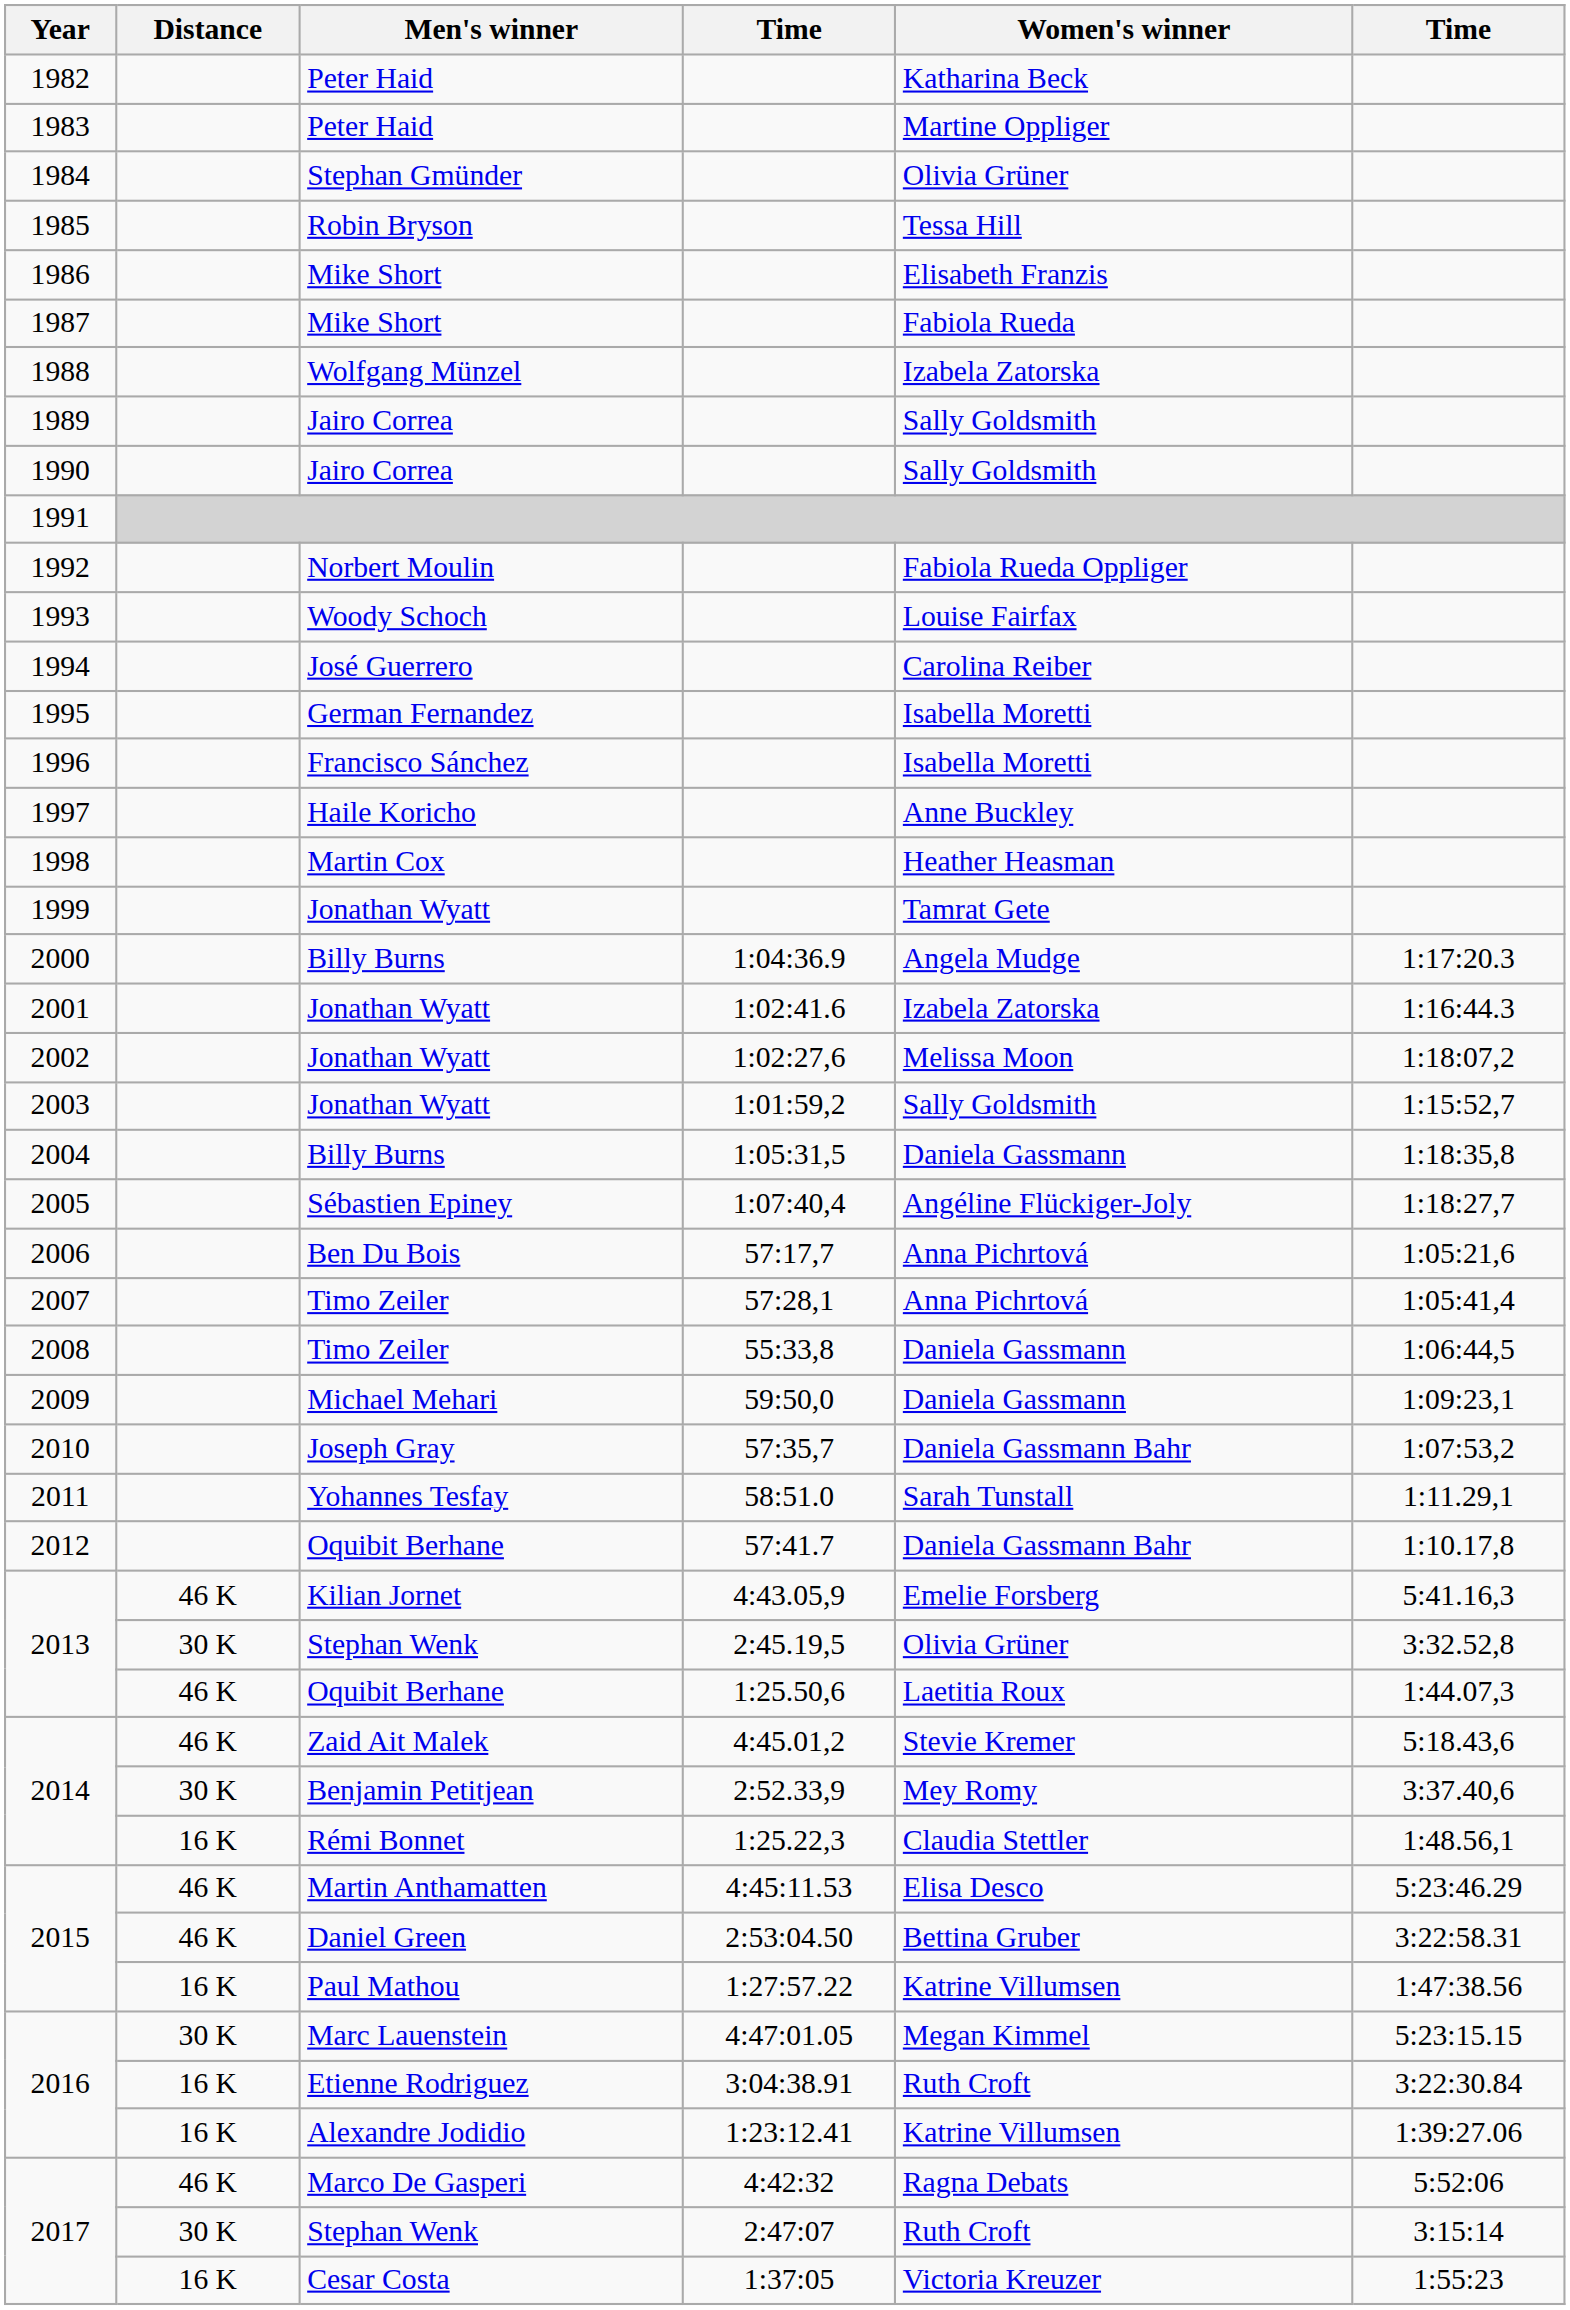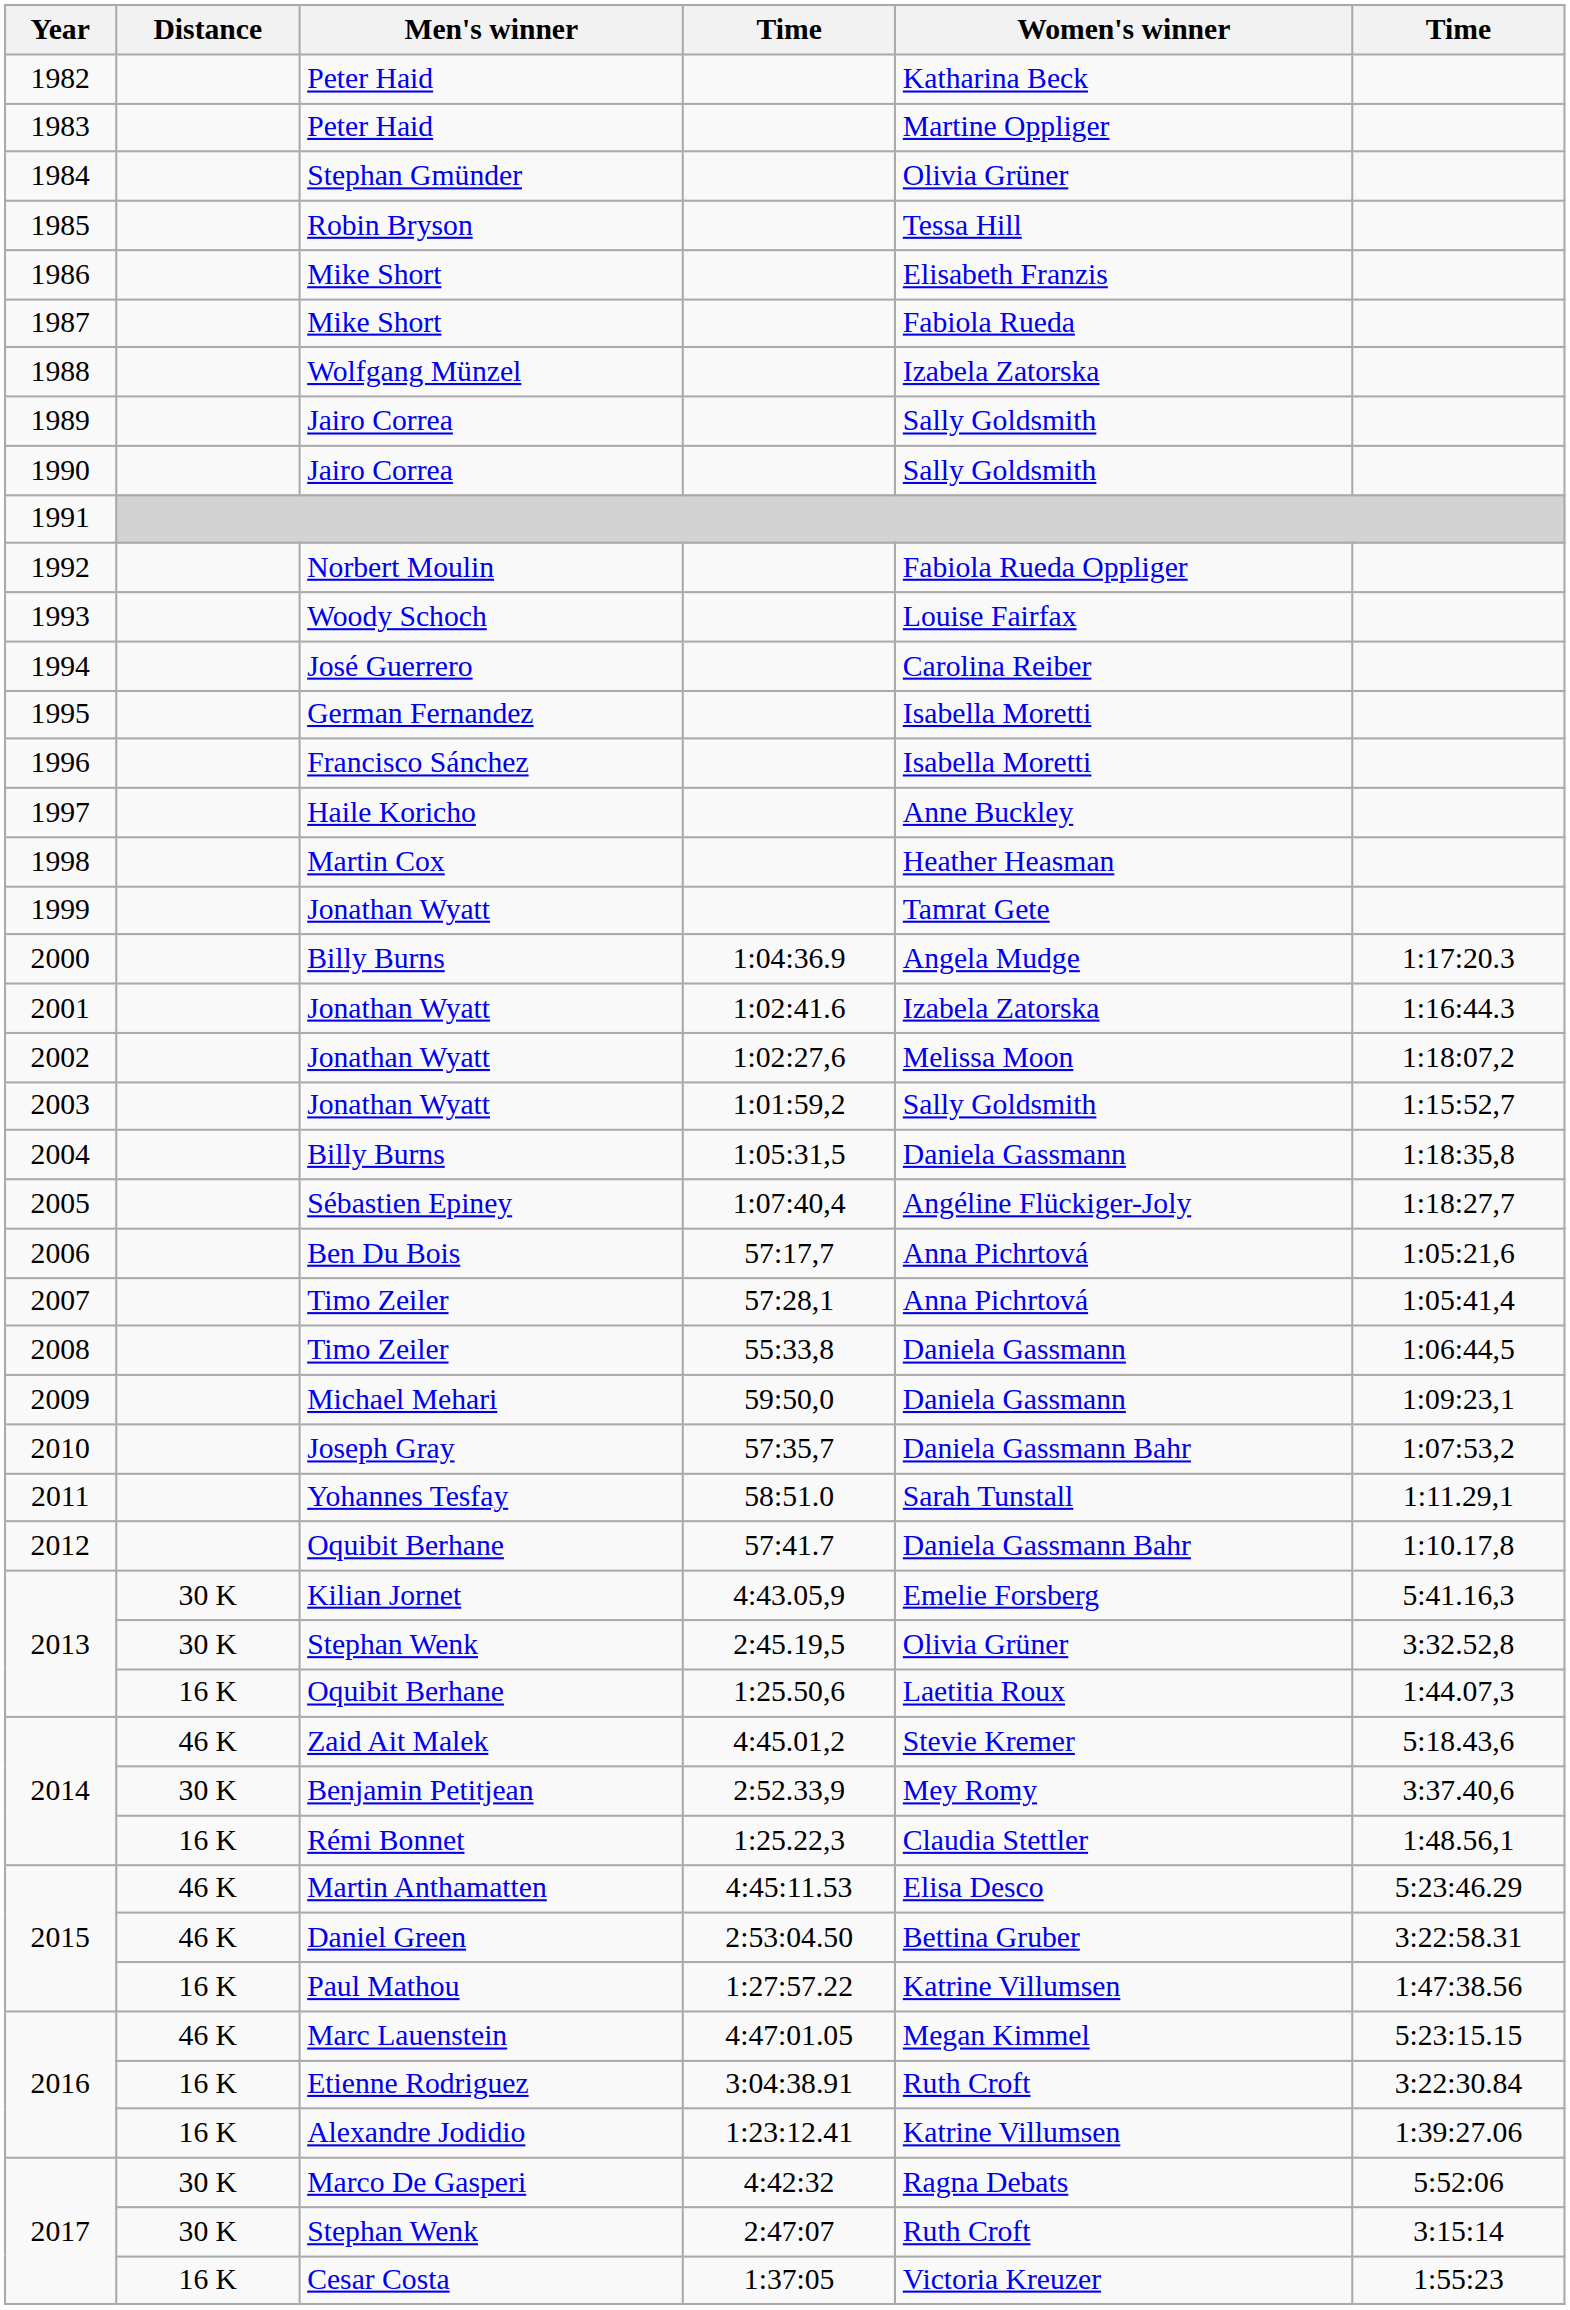(208, 1594) 46 K -> (208, 1594) 30 K
(208, 1692) 46 K -> (208, 1692) 16 K
(208, 2035) 30 K -> (208, 2035) 46 K
(208, 2182) 46 K -> (208, 2182) 30 K
